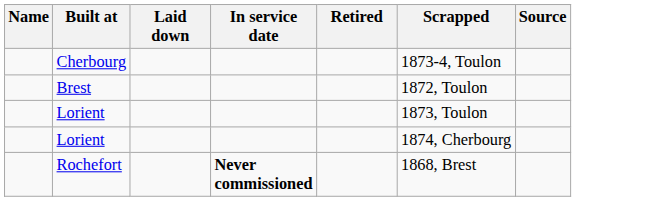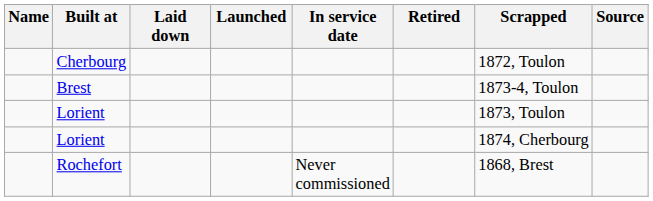+ column: (251, 17)
(451, 61) 1873-4, Toulon -> (522, 61) 1872, Toulon
(444, 87) 1872, Toulon -> (528, 87) 1873-4, Toulon
(264, 174) bold -> (343, 174) normal
